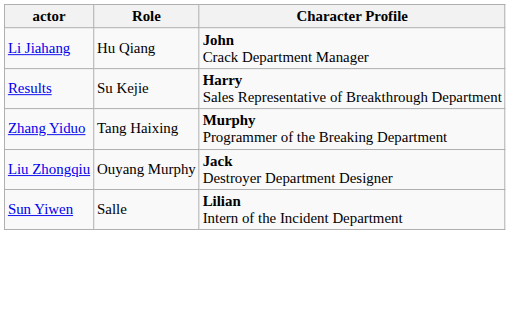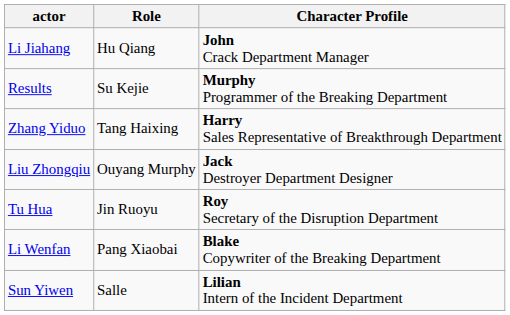(352, 88) Harry Sales Representative of Breakthrough Department -> (325, 88) Murphy Programmer of the Breaking Department
(325, 128) Murphy Programmer of the Breaking Department -> (352, 128) Harry Sales Representative of Breakthrough Department
+ row: (30, 209)
+ row: (39, 249)
